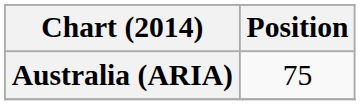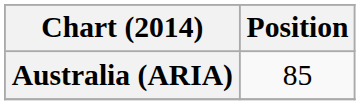(298, 74) 75 -> (298, 74) 85
